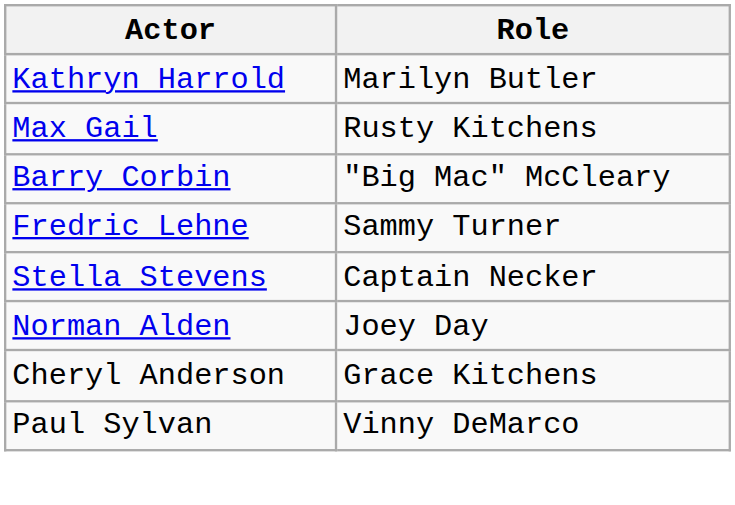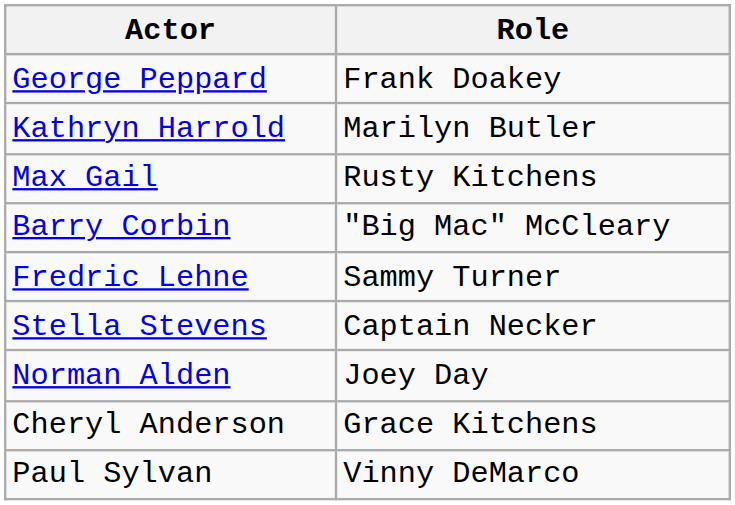+ row: (140, 79)
